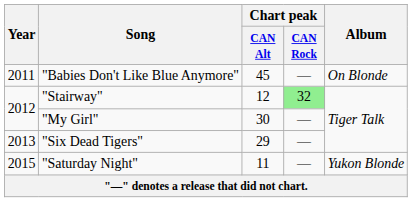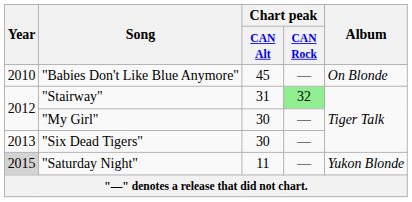(21, 75) 2011 -> (22, 75) 2010
(263, 97) 12 -> (263, 97) 31
(263, 141) 29 -> (263, 141) 30
(22, 163) no background -> (22, 163) lightgrey background
